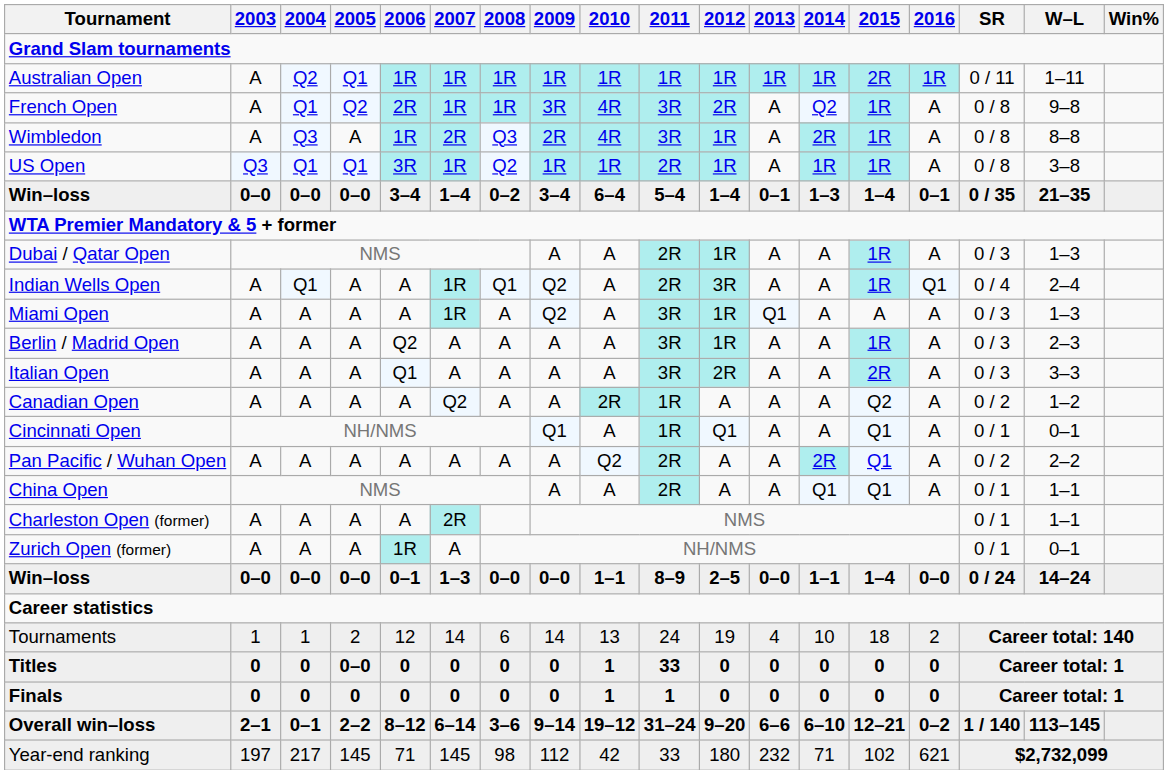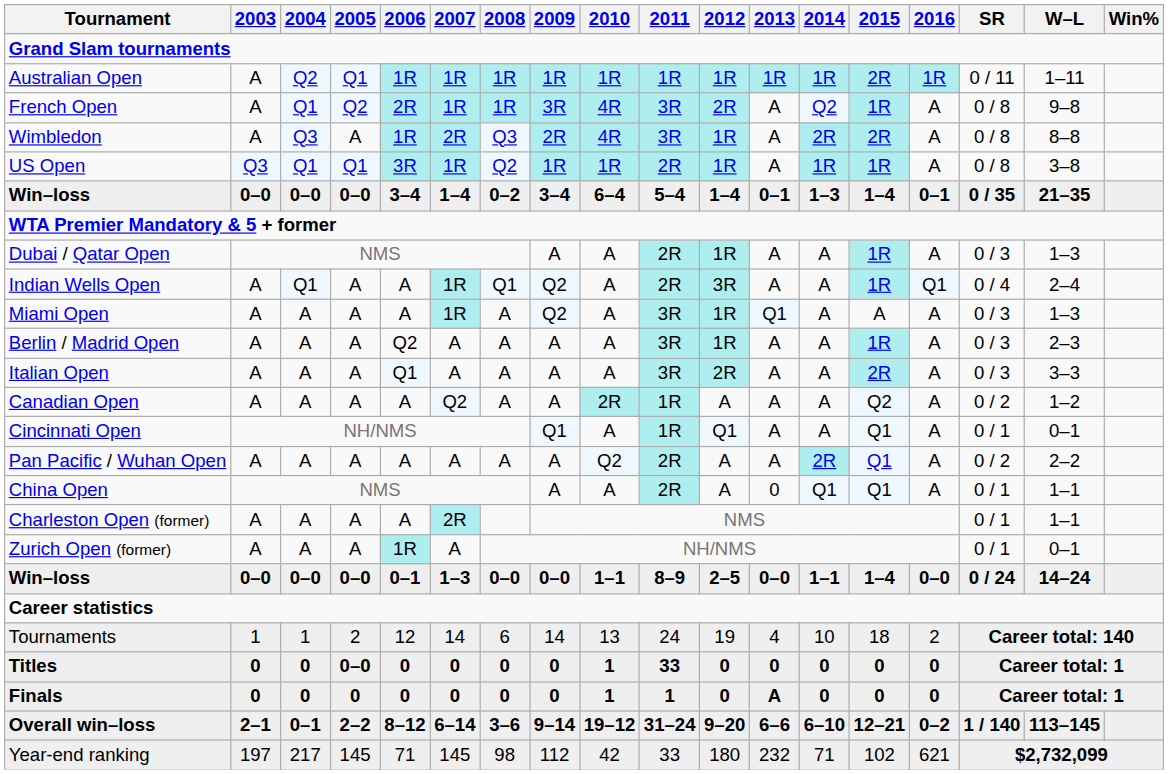(879, 136) 1R -> (879, 136) 2R
(775, 490) A -> (775, 490) 0
(775, 696) 0 -> (775, 696) A
